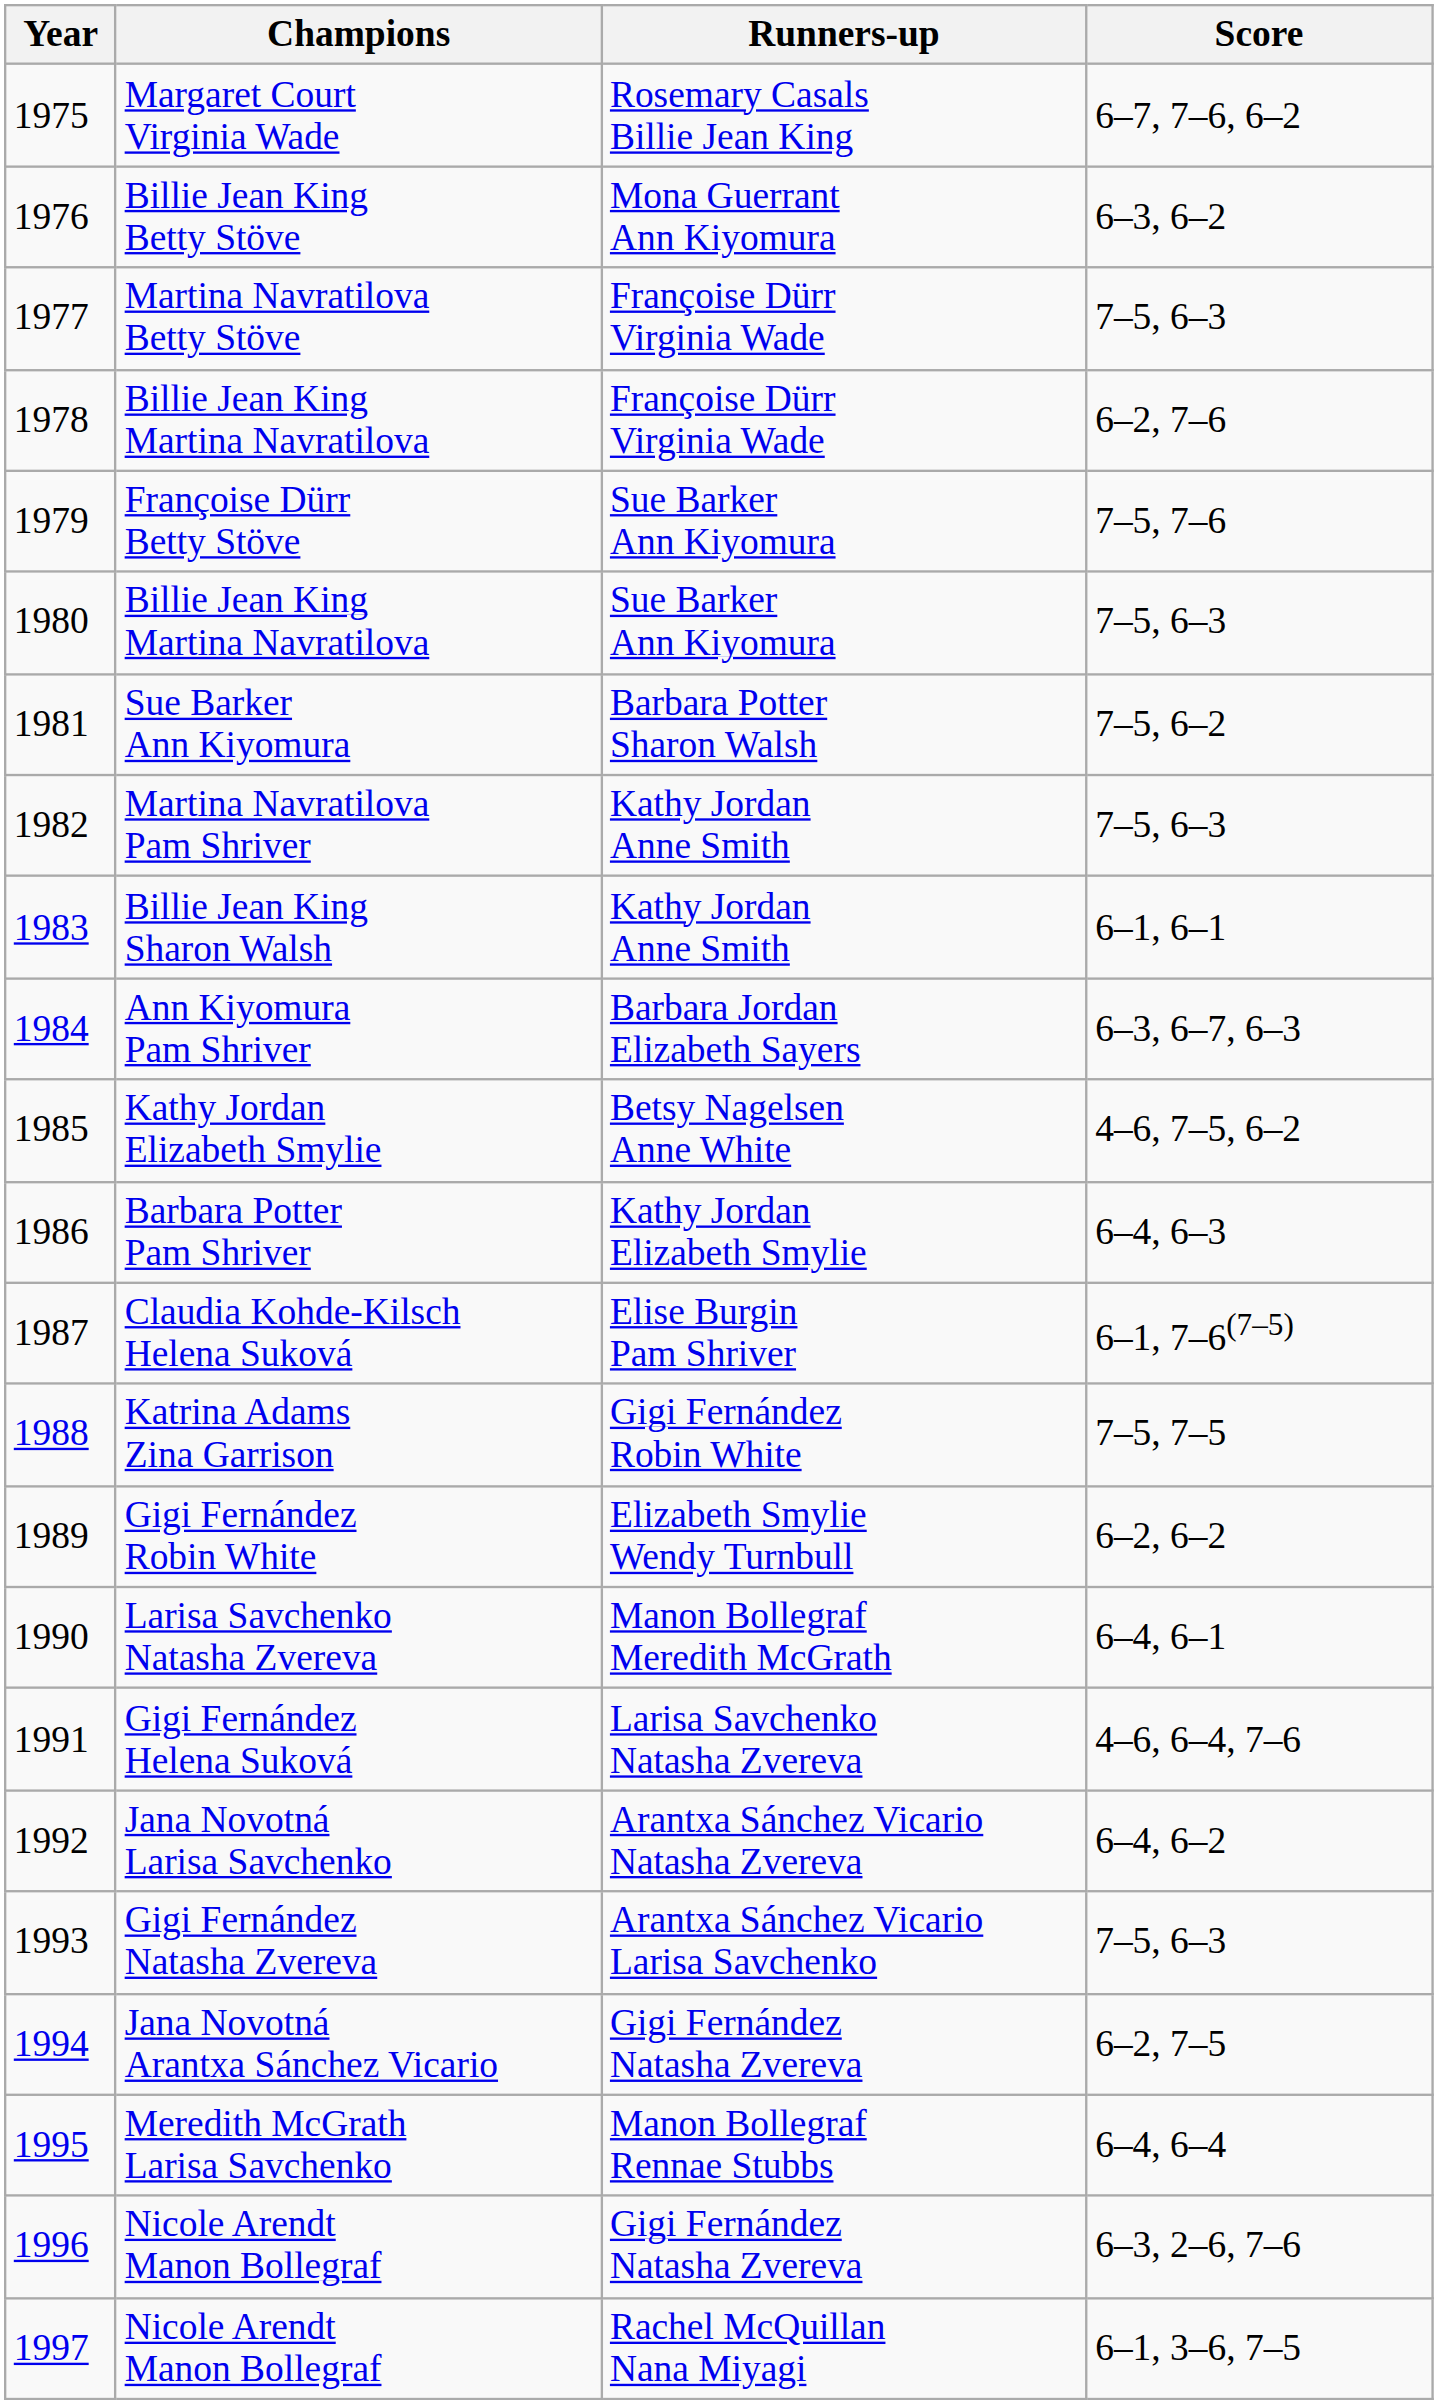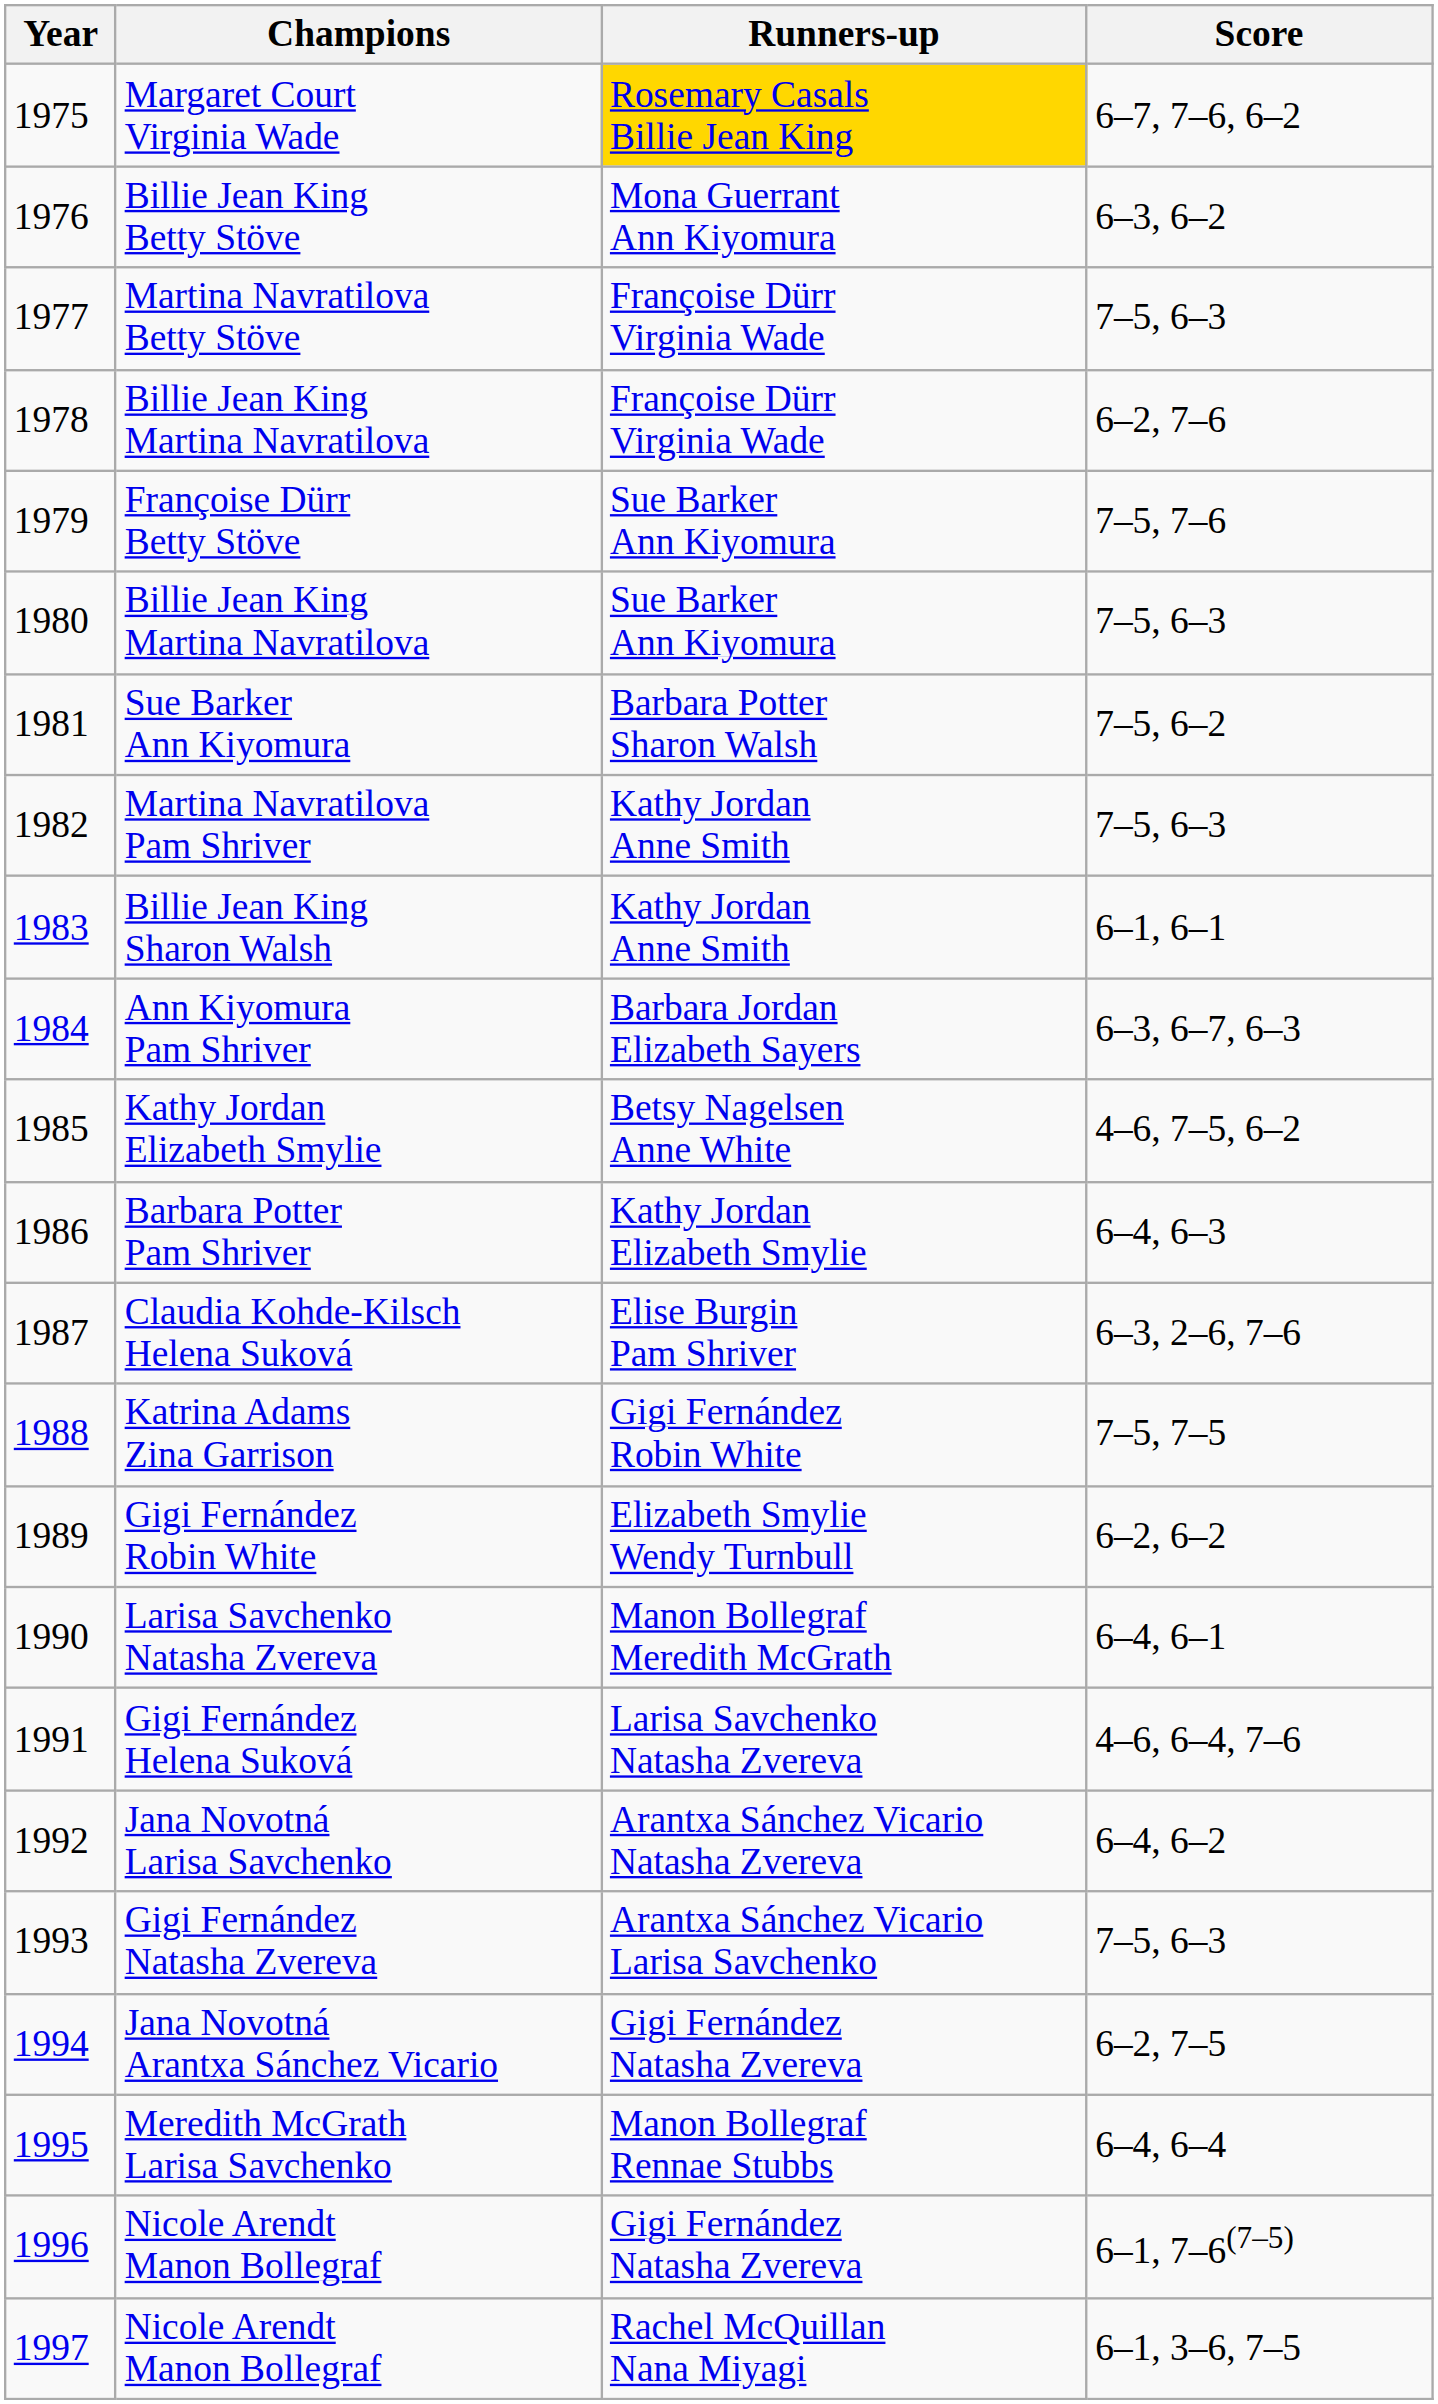(739, 114) no background -> (739, 114) gold background
(1194, 1332) 6–1, 7–6(7–5) -> (1198, 1332) 6–3, 2–6, 7–6
(1198, 2246) 6–3, 2–6, 7–6 -> (1194, 2246) 6–1, 7–6(7–5)
